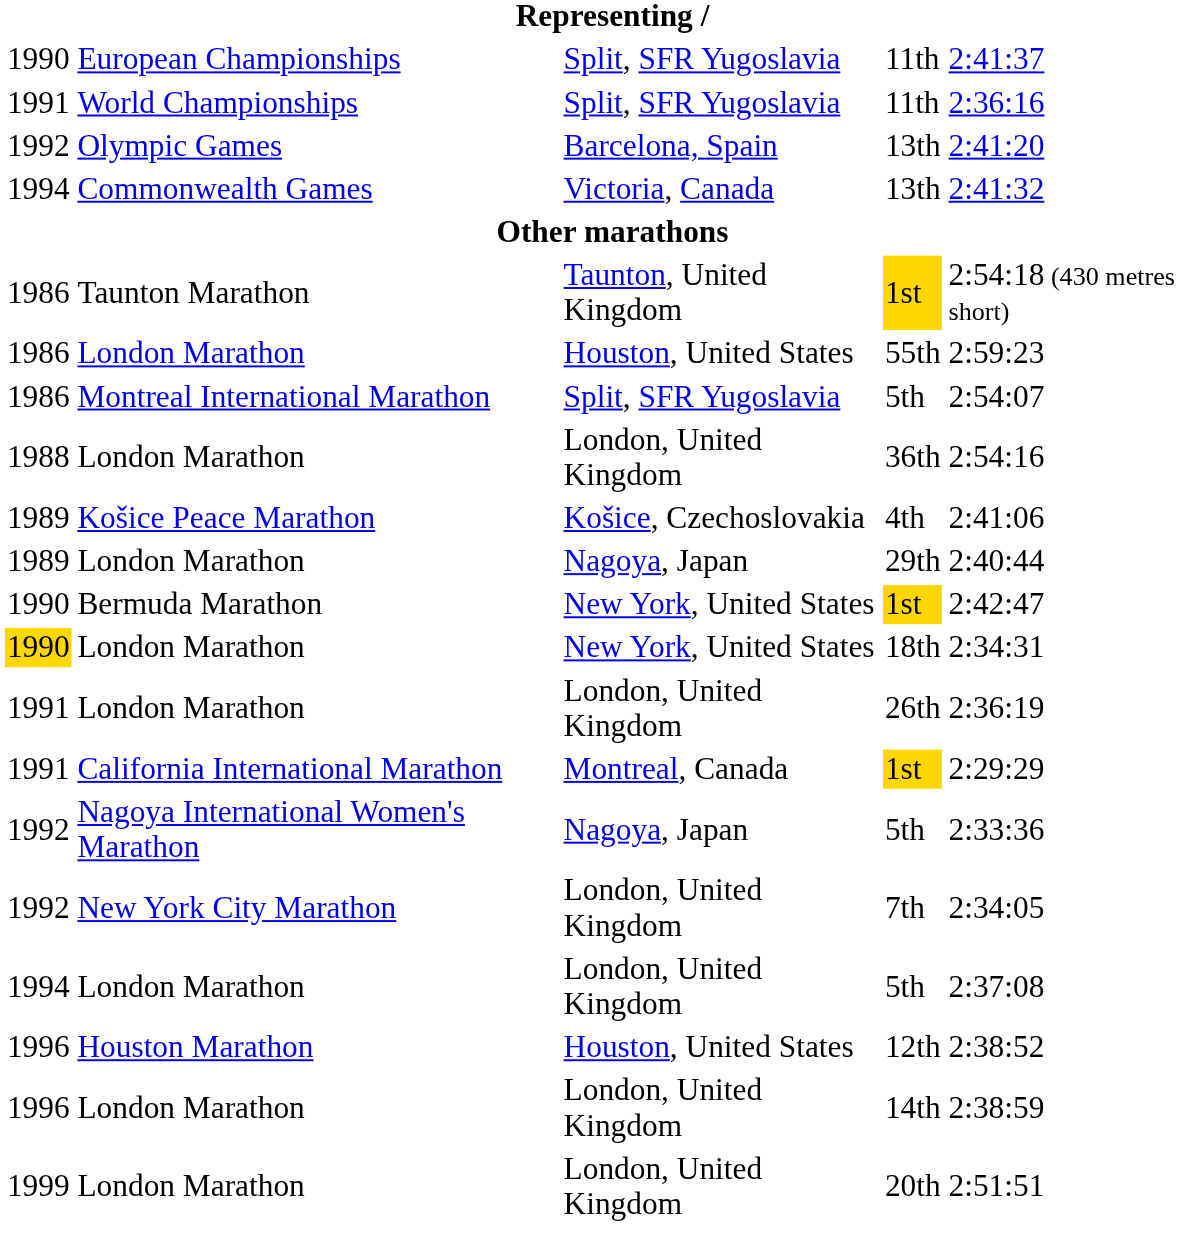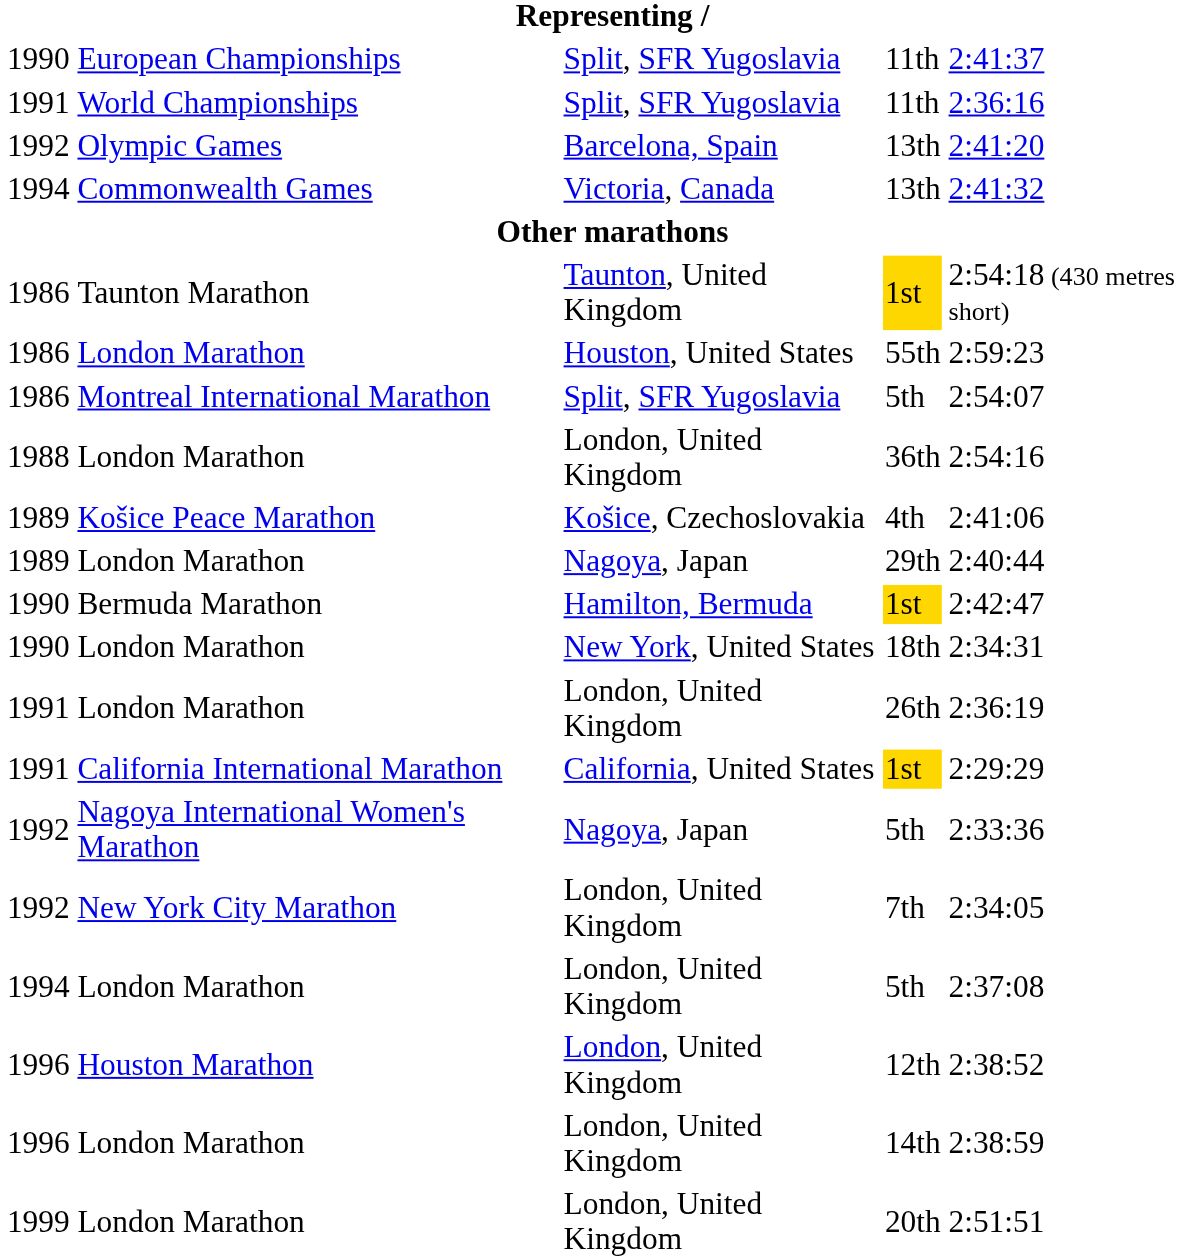(719, 604) New York, United States -> (688, 604) Hamilton, Bermuda
(38, 647) gold background -> (38, 647) no background
(676, 768) Montreal, Canada -> (719, 768) California, United States
(709, 1046) Houston, United States -> (663, 1064) London, United Kingdom
